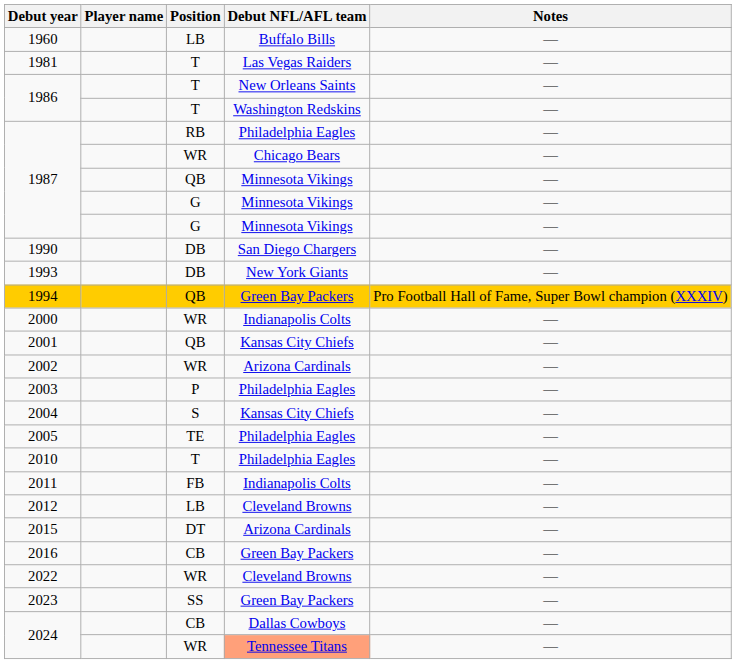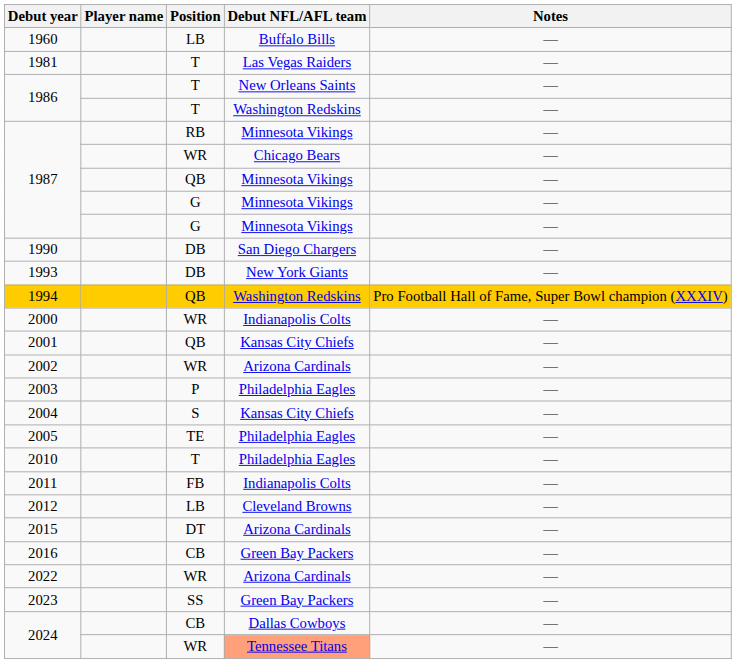(297, 132) Philadelphia Eagles -> (297, 132) Minnesota Vikings
(297, 296) Green Bay Packers -> (297, 296) Washington Redskins
(297, 576) Cleveland Browns -> (297, 576) Arizona Cardinals
